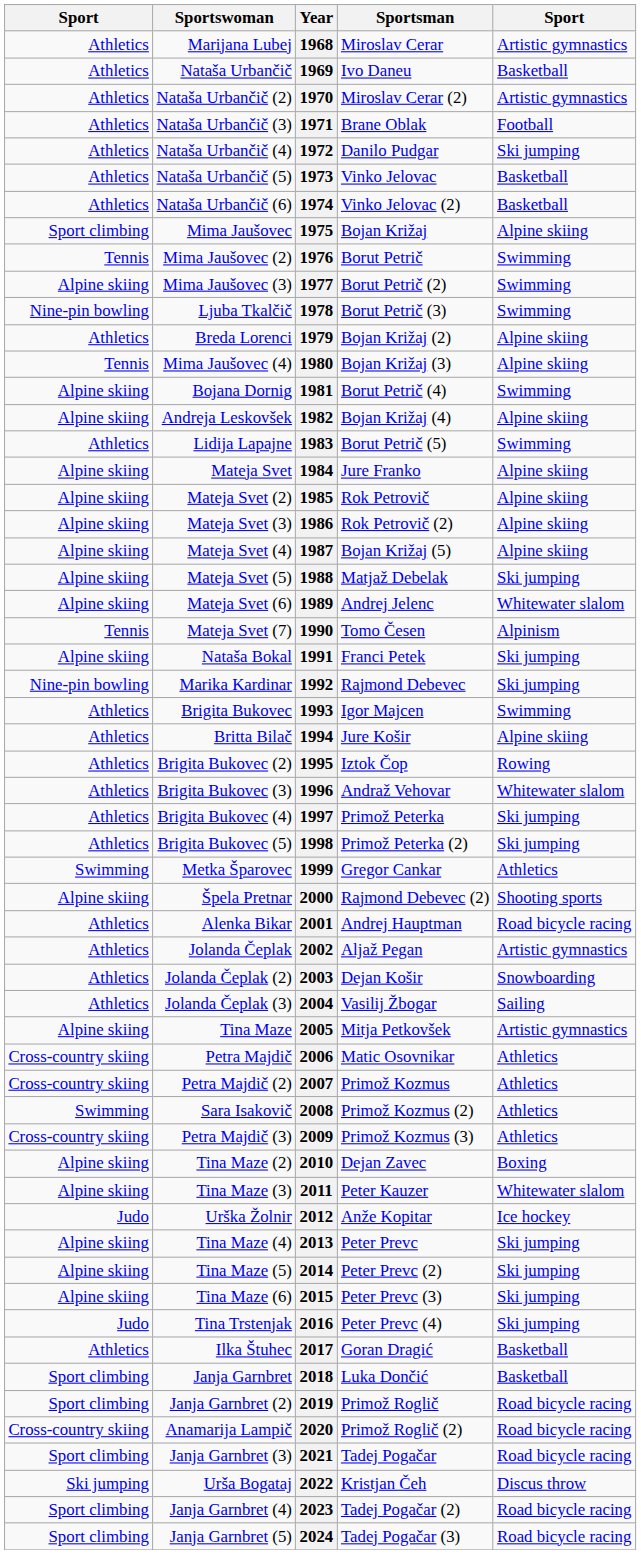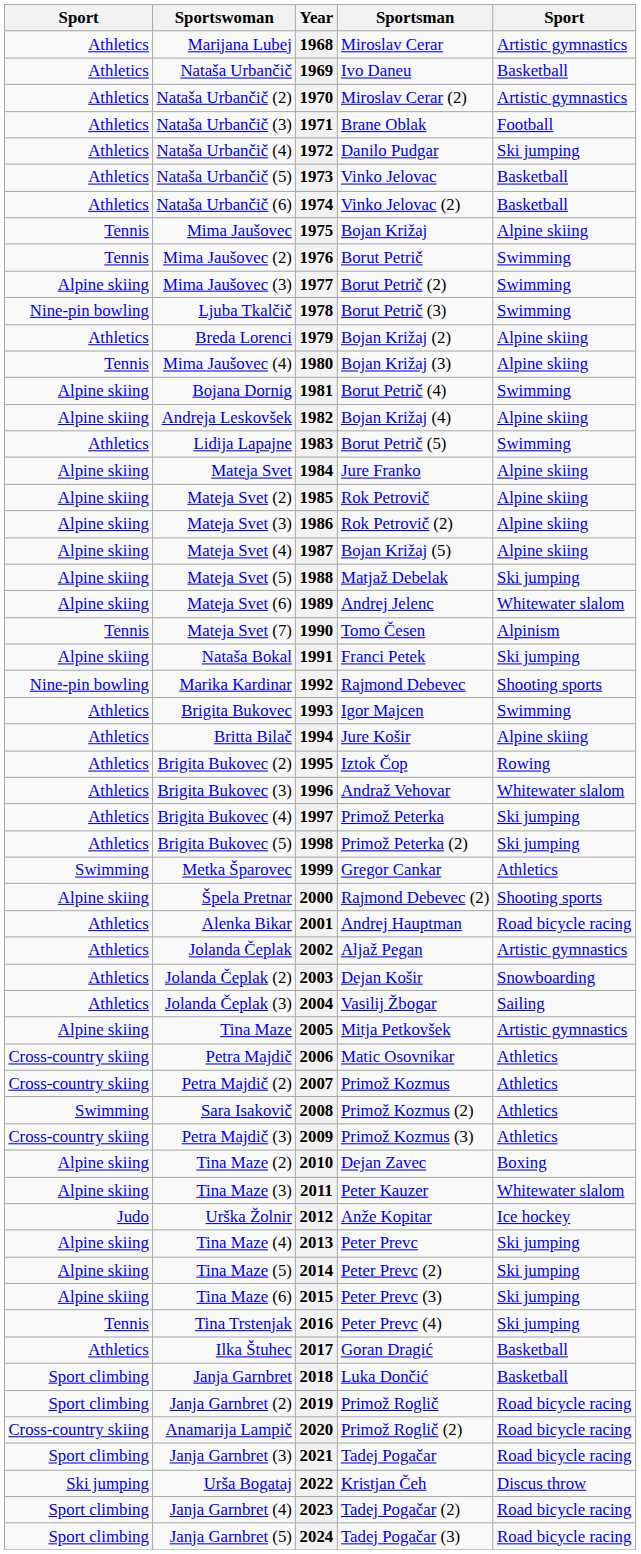(99, 230) Sport climbing -> (127, 230) Tennis
(538, 683) Ski jumping -> (550, 683) Shooting sports
(133, 1323) Judo -> (127, 1323) Tennis
